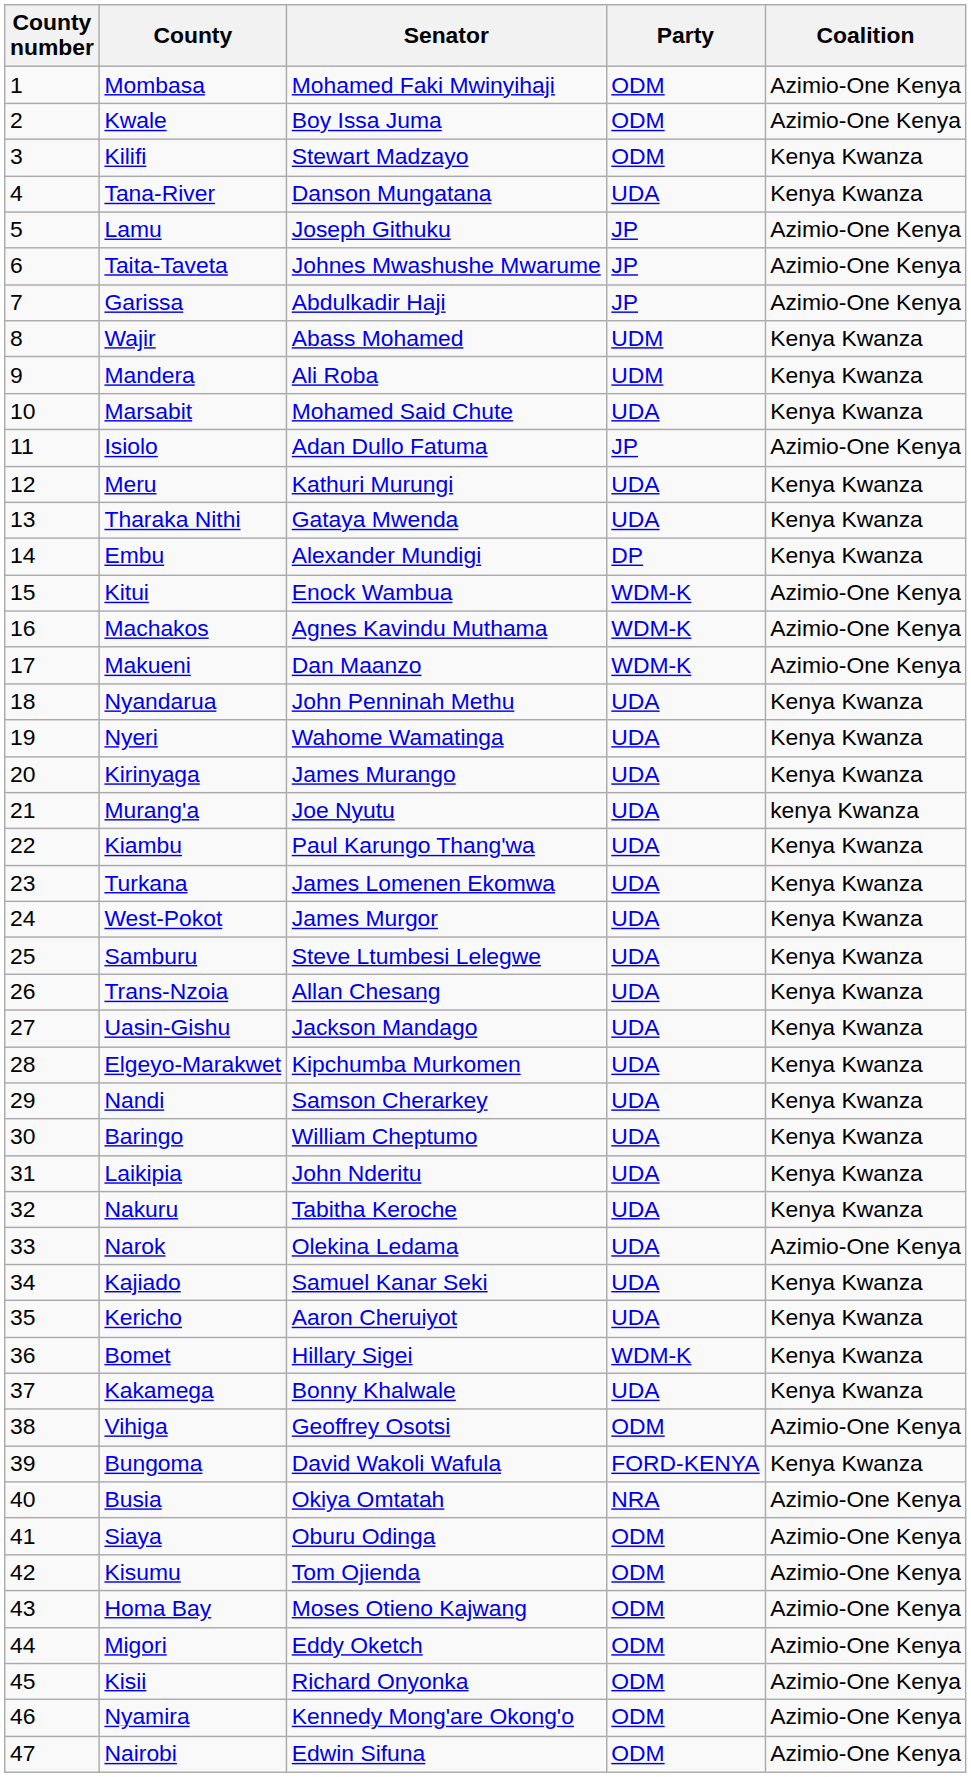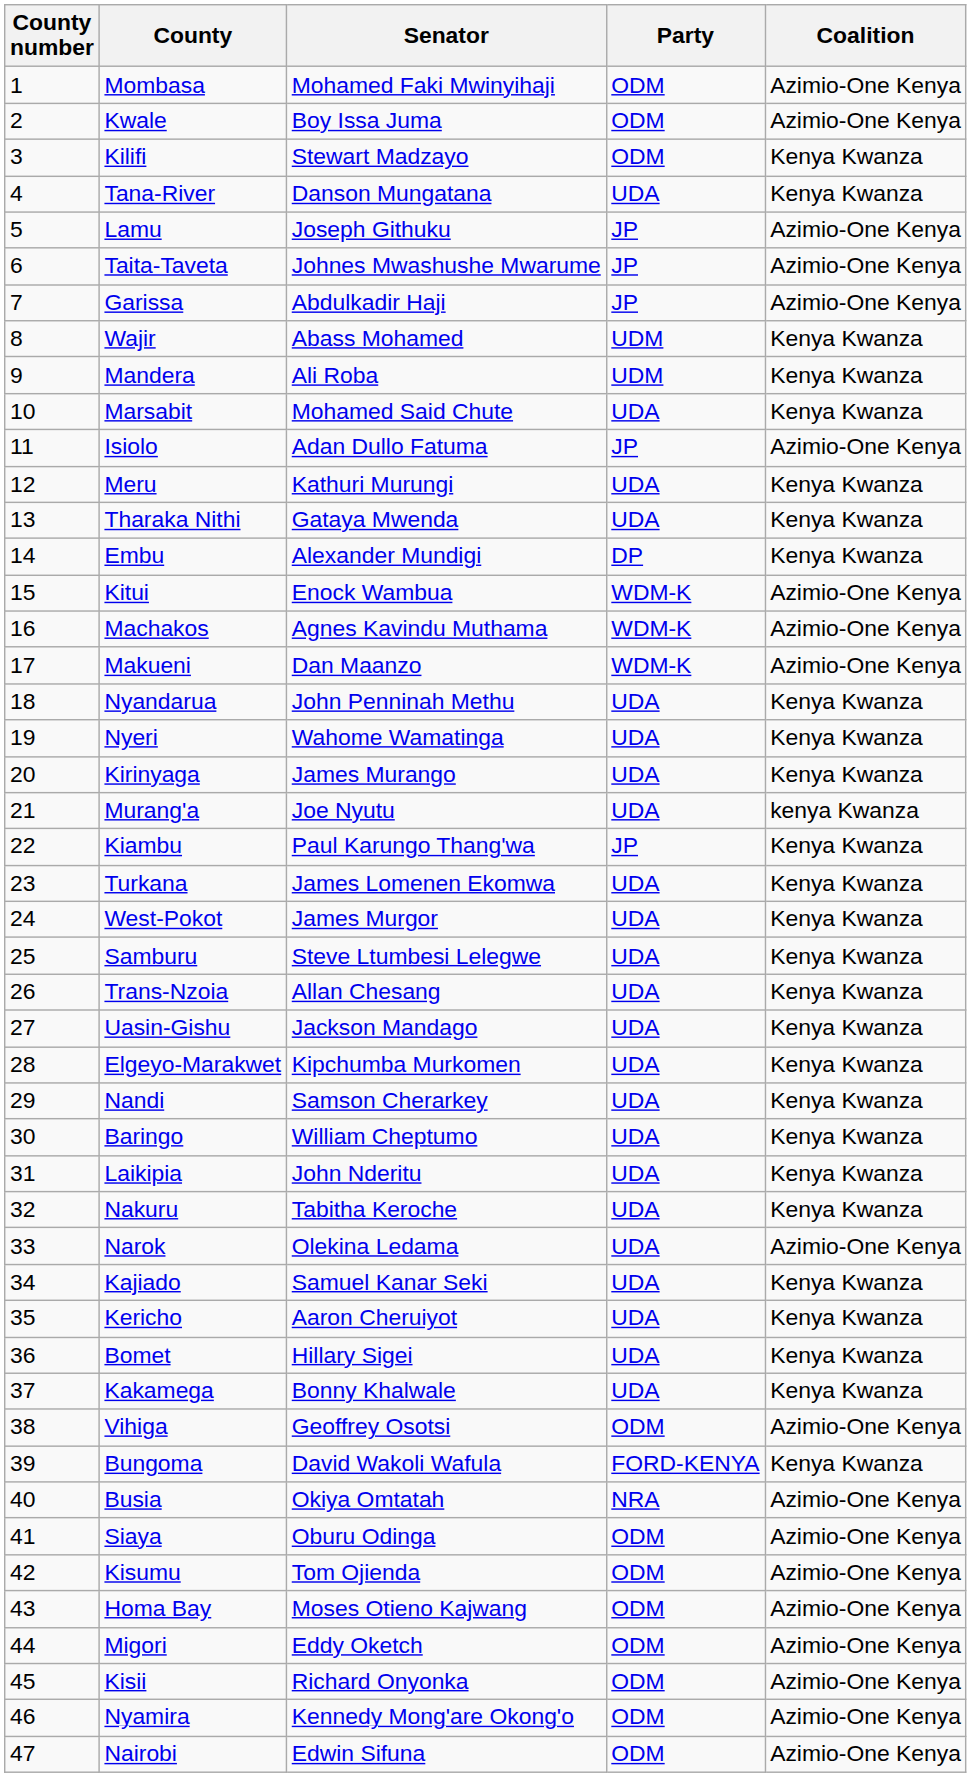(635, 846) UDA -> (625, 846) JP
(651, 1354) WDM-K -> (635, 1354) UDA
